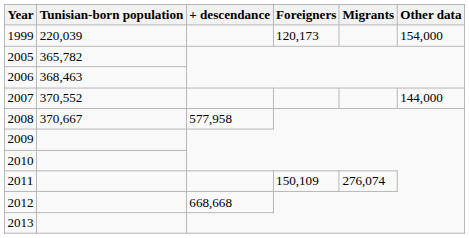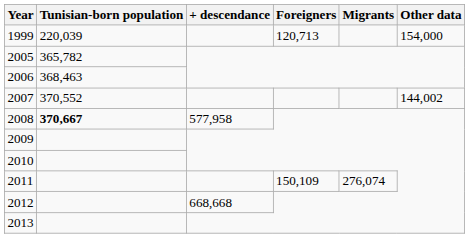(297, 35) 120,173 -> (297, 35) 120,713
(422, 98) 144,000 -> (422, 98) 144,002
(61, 118) normal -> (61, 118) bold
